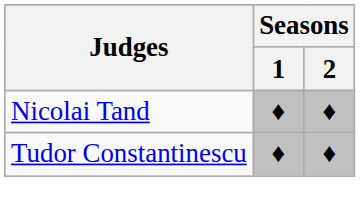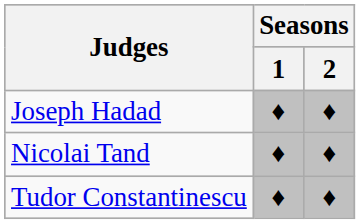+ row: (86, 111)
